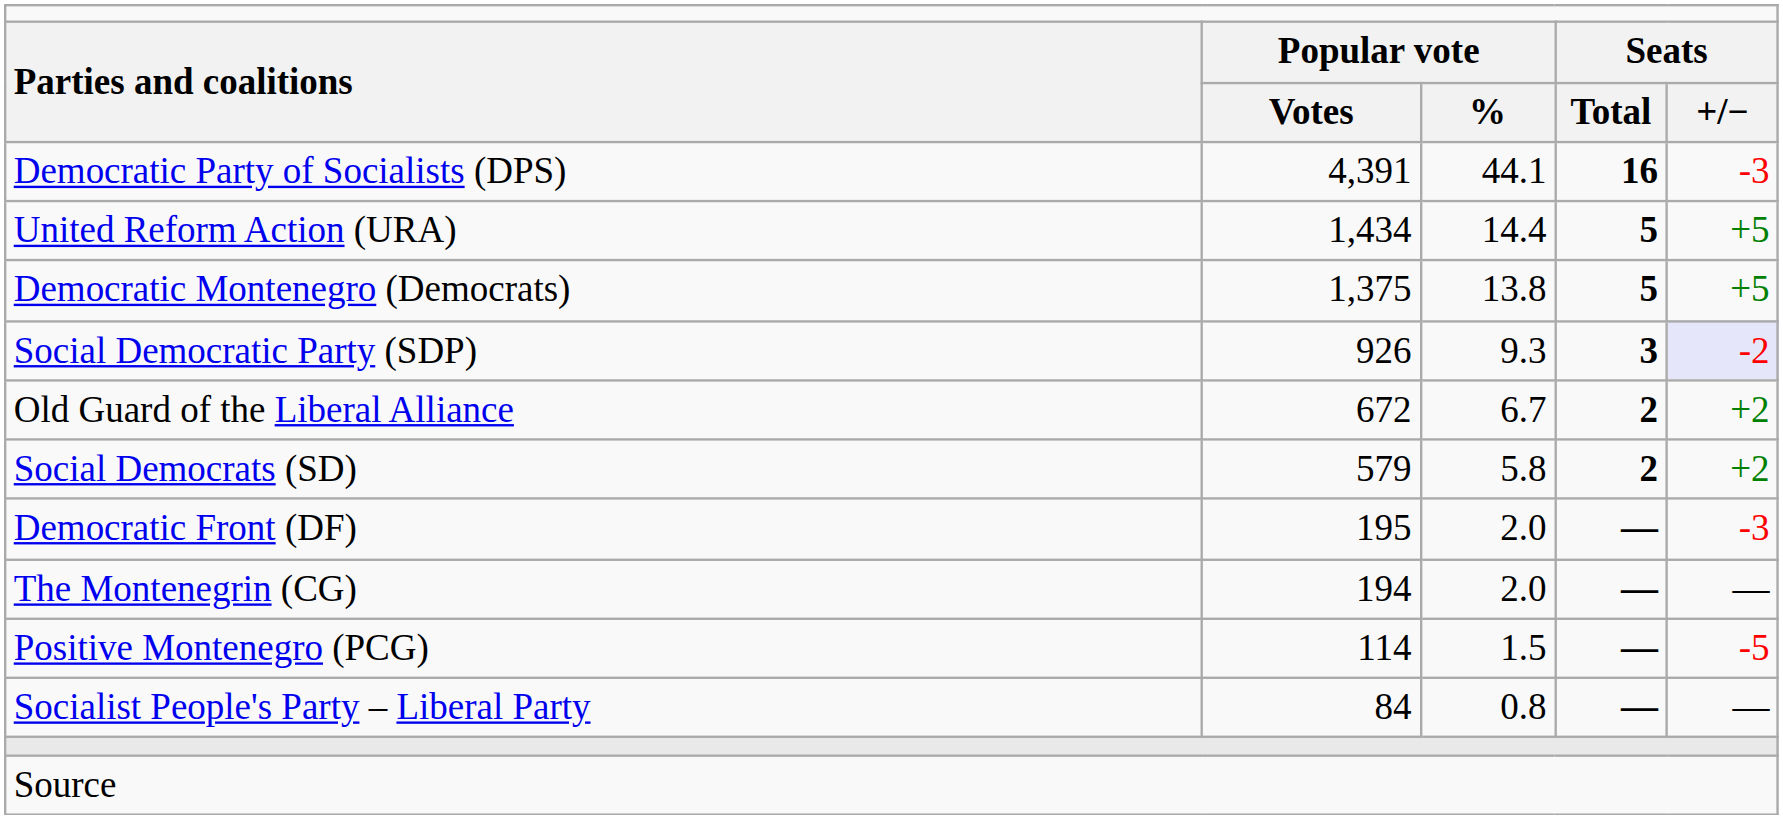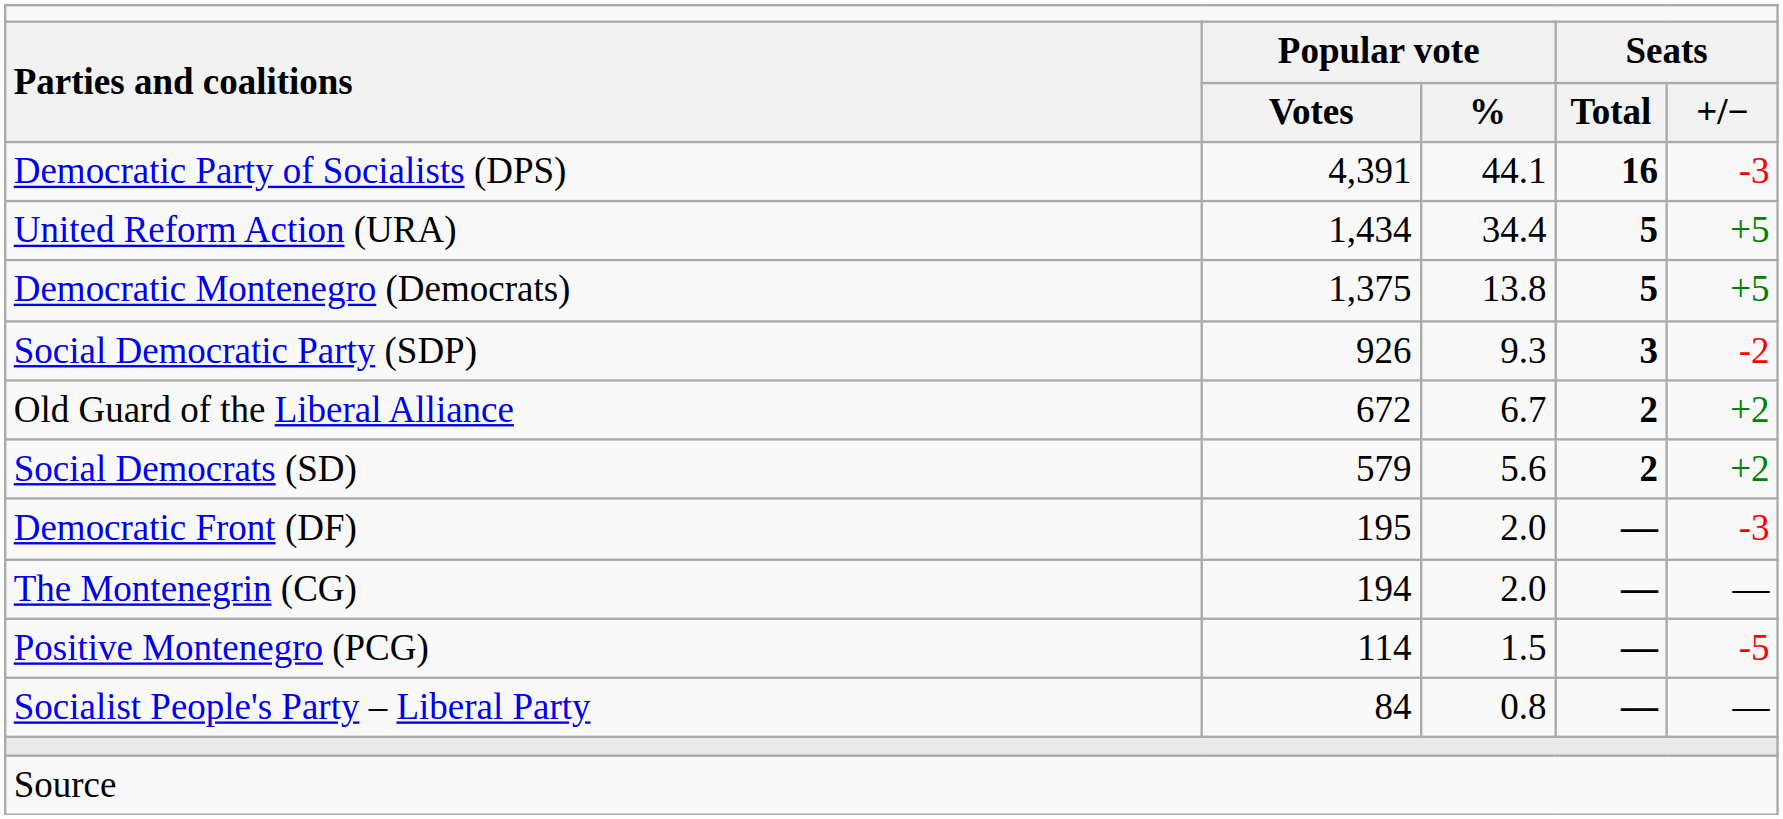(1514, 229) 14.4 -> (1514, 229) 34.4
(1754, 349) lavender background -> (1754, 349) no background
(1523, 468) 5.8 -> (1523, 468) 5.6
